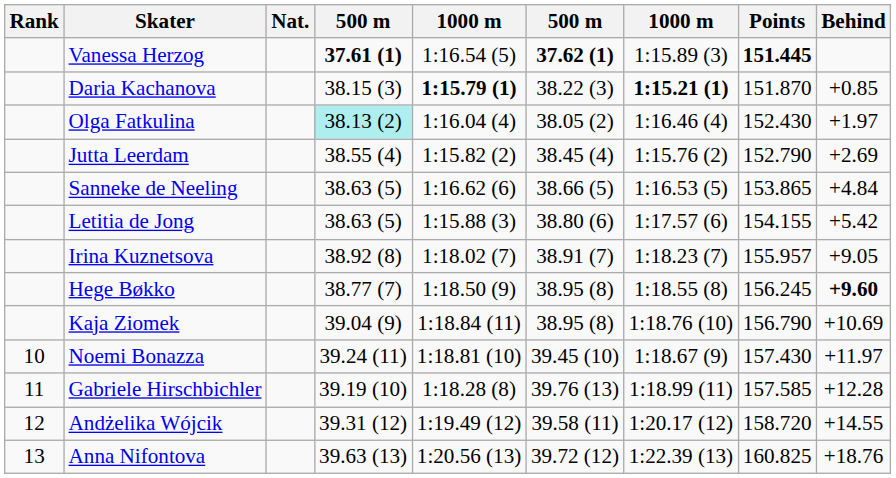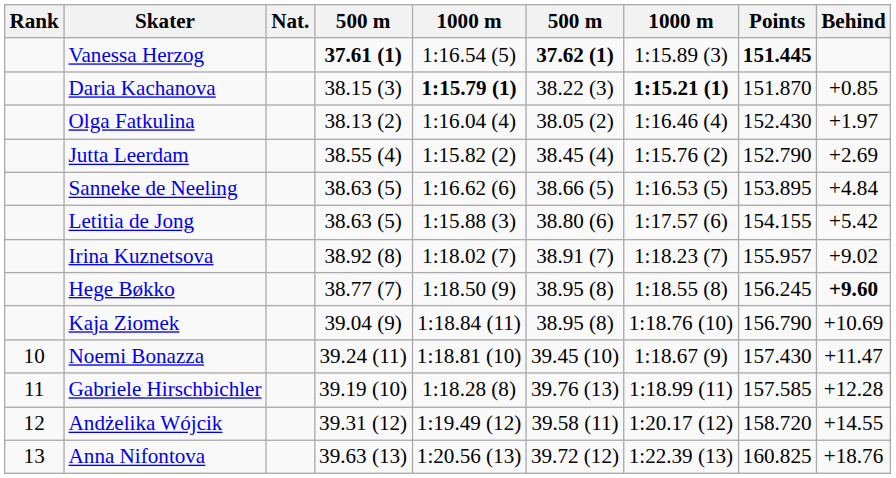(363, 121) paleturquoise background -> (363, 121) no background
(777, 188) 153.865 -> (777, 188) 153.895
(854, 255) +9.05 -> (854, 255) +9.02
(854, 356) +11.97 -> (854, 356) +11.47
